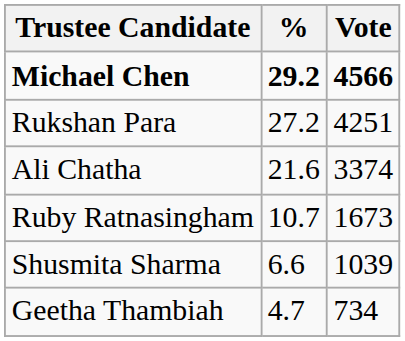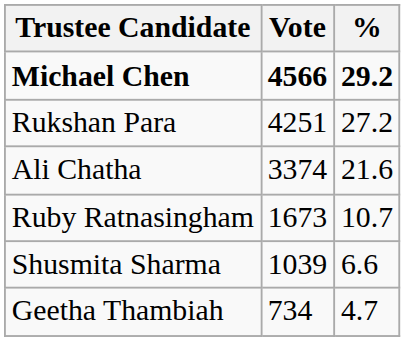columns swapped: (363, 28) <-> (294, 28)
